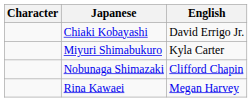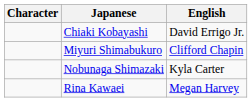(197, 50) Kyla Carter -> (206, 50) Clifford Chapin
(206, 69) Clifford Chapin -> (197, 69) Kyla Carter
